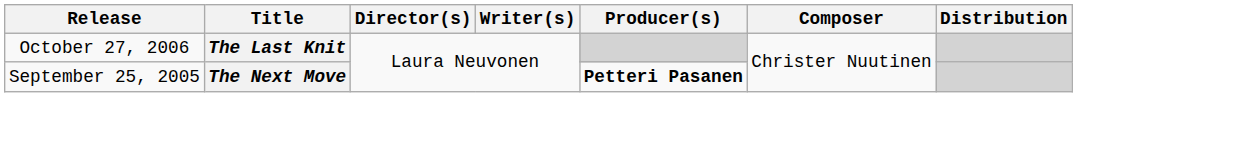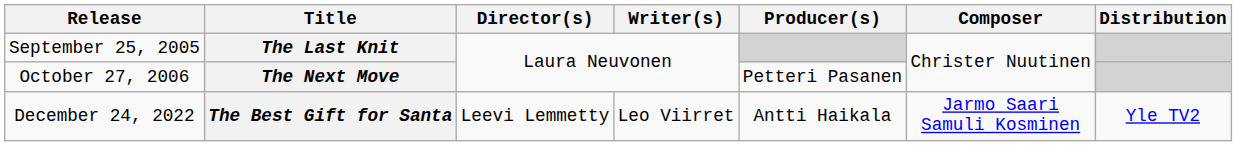(104, 48) October 27, 2006 -> (104, 48) September 25, 2005
(104, 77) September 25, 2005 -> (104, 77) October 27, 2006
(663, 77) bold -> (822, 77) normal
+ row: (330, 116)
